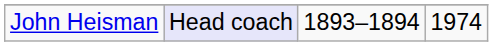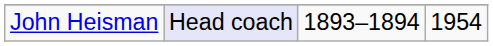(456, 22) 1974 -> (456, 22) 1954
